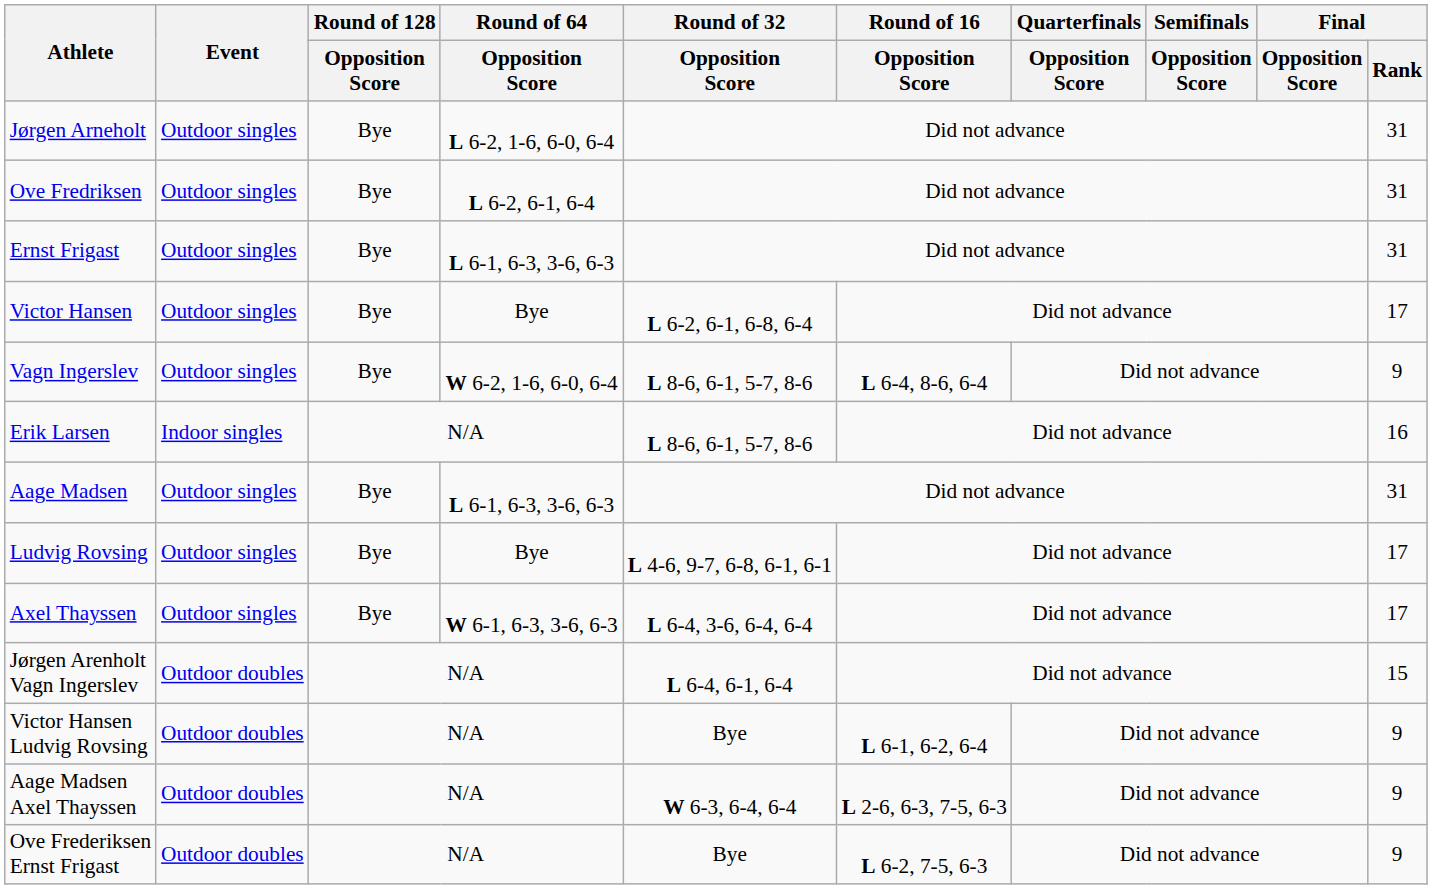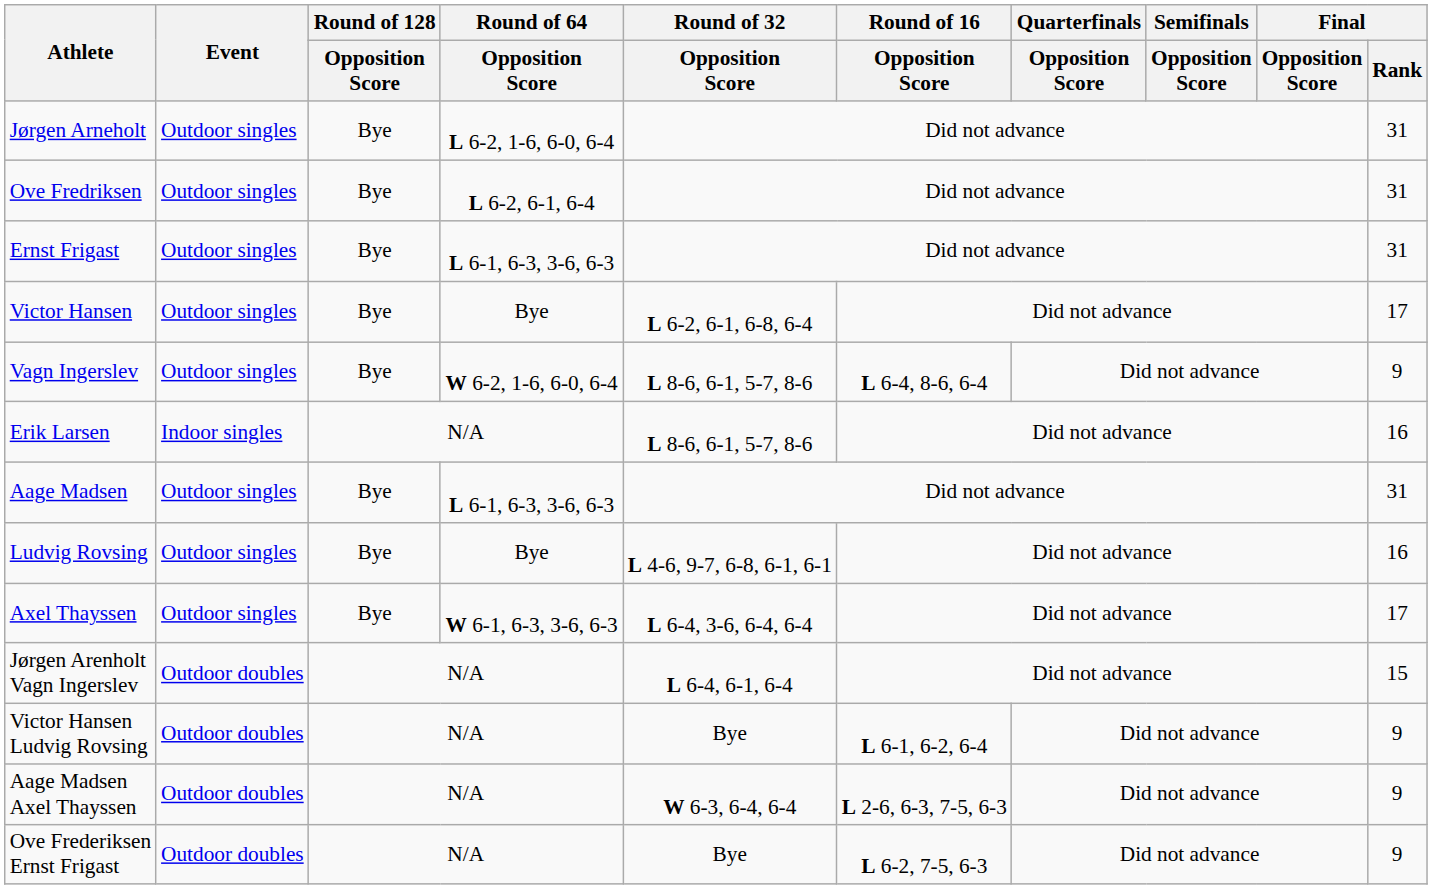(1397, 552) 17 -> (1397, 552) 16
